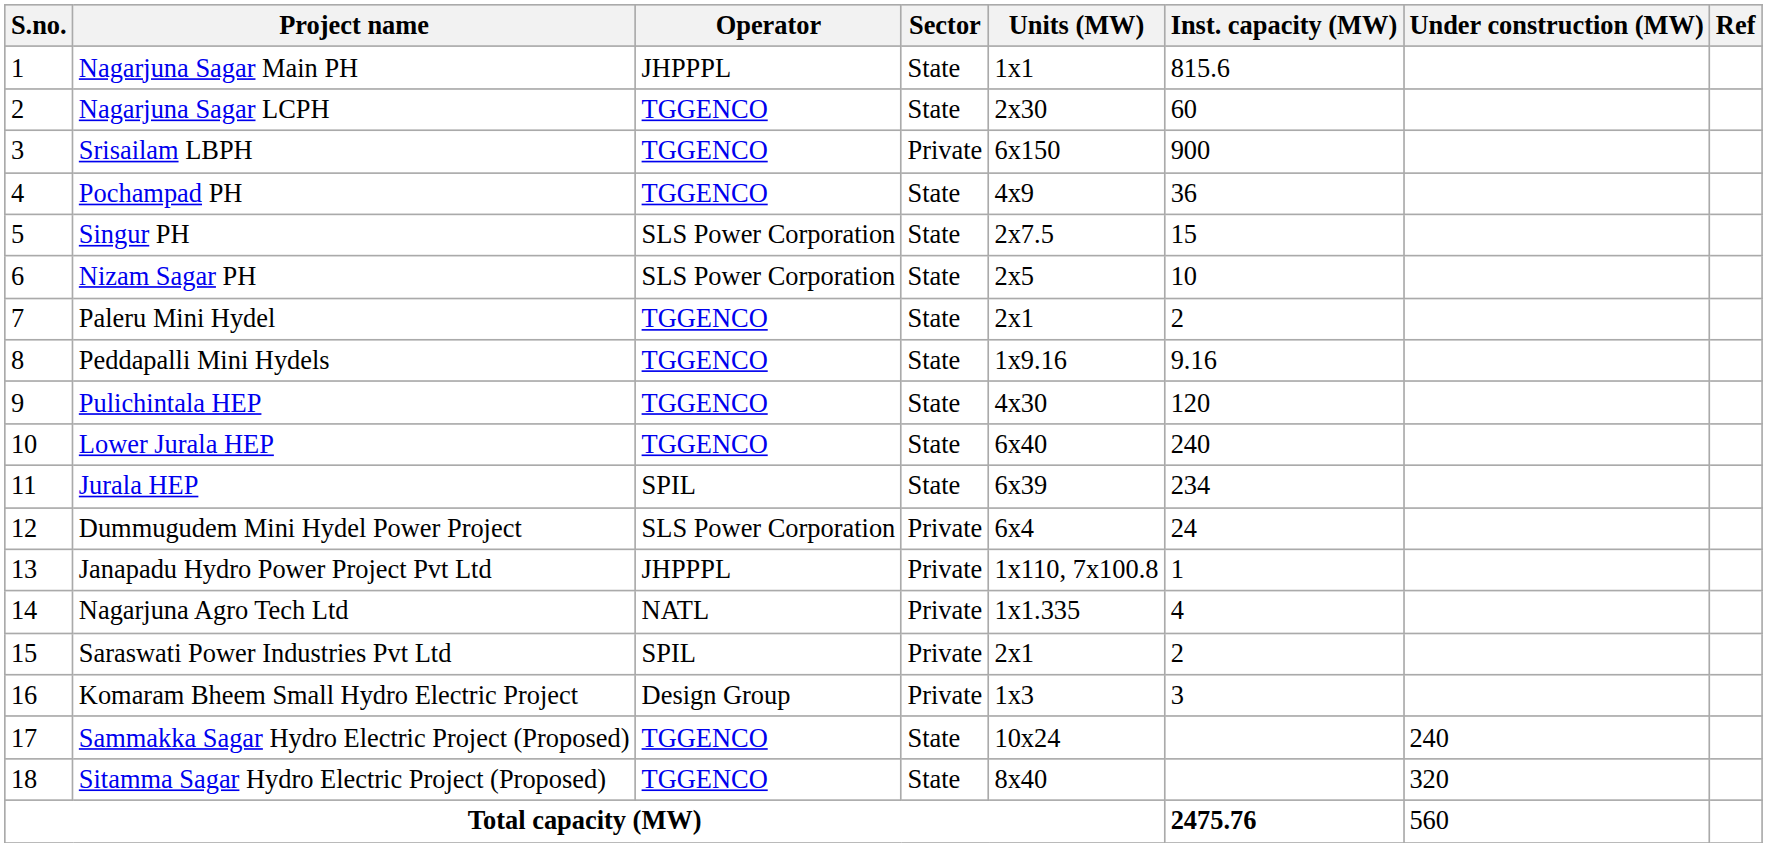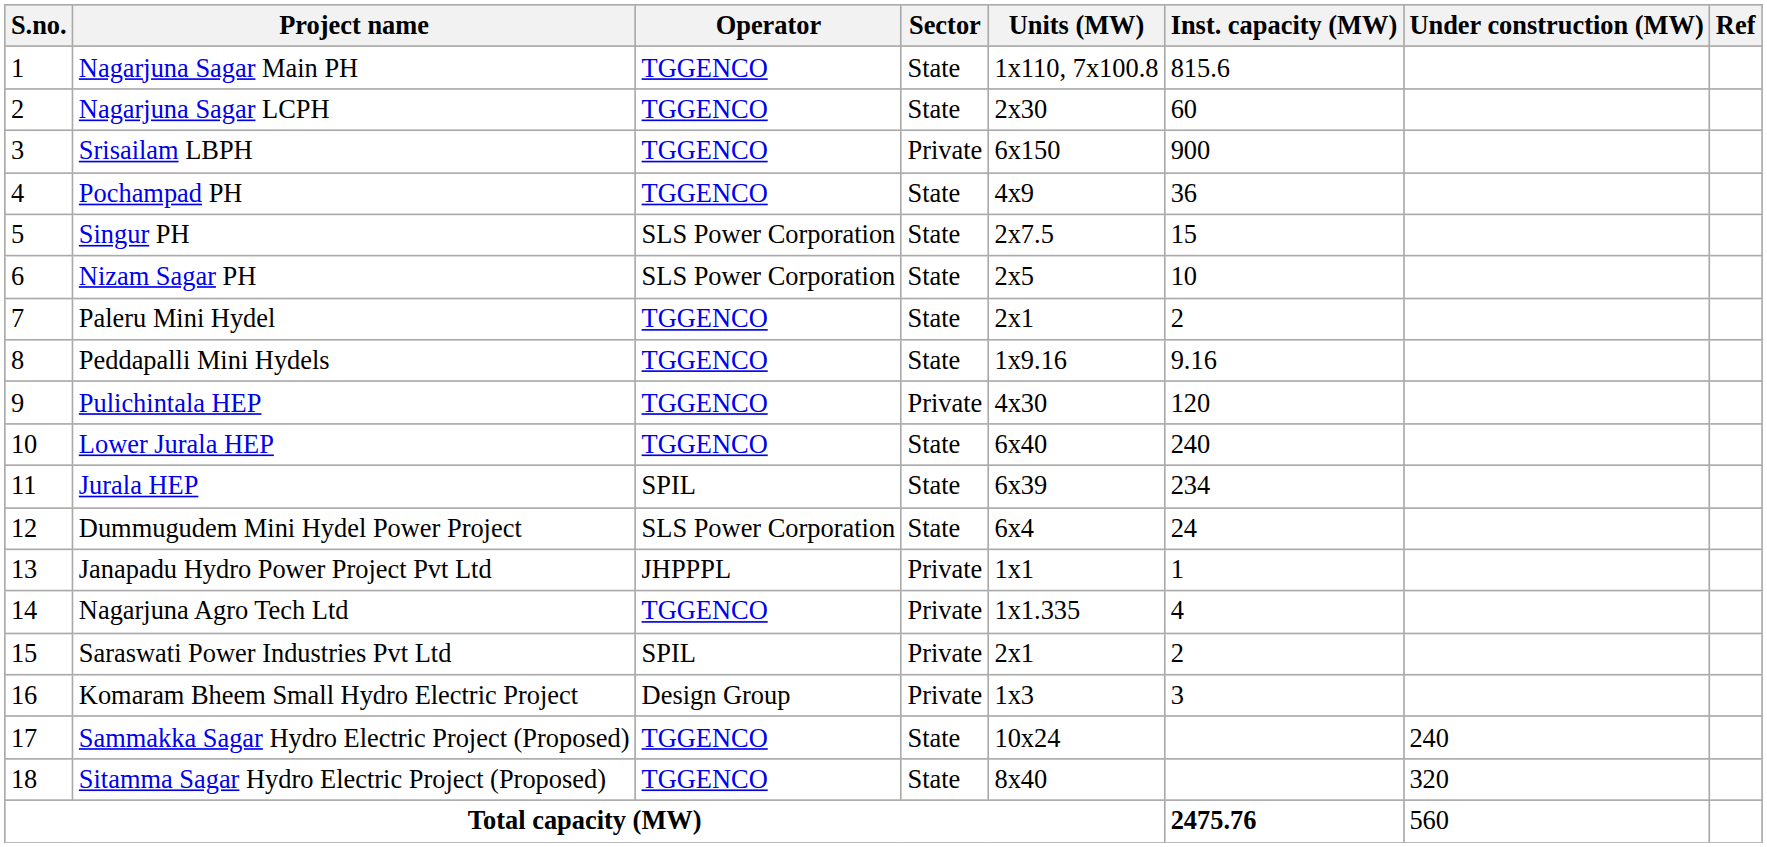(686, 67) JHPPPL -> (705, 67) TGGENCO
(1014, 67) 1x1 -> (1076, 67) 1x110, 7x100.8
(934, 402) State -> (945, 402) Private
(945, 527) Private -> (934, 527) State
(1076, 569) 1x110, 7x100.8 -> (1014, 569) 1x1
(675, 611) NATL -> (705, 611) TGGENCO
